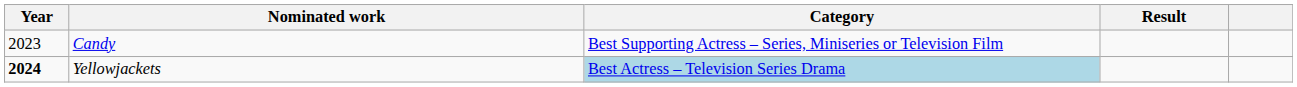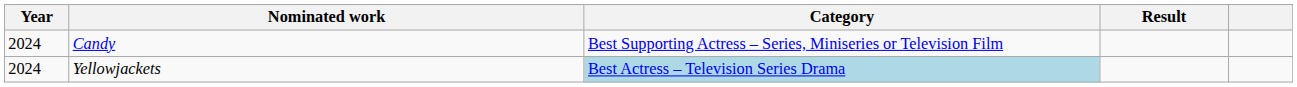(25, 43) 2023 -> (25, 43) 2024
(25, 69) bold -> (25, 69) normal
